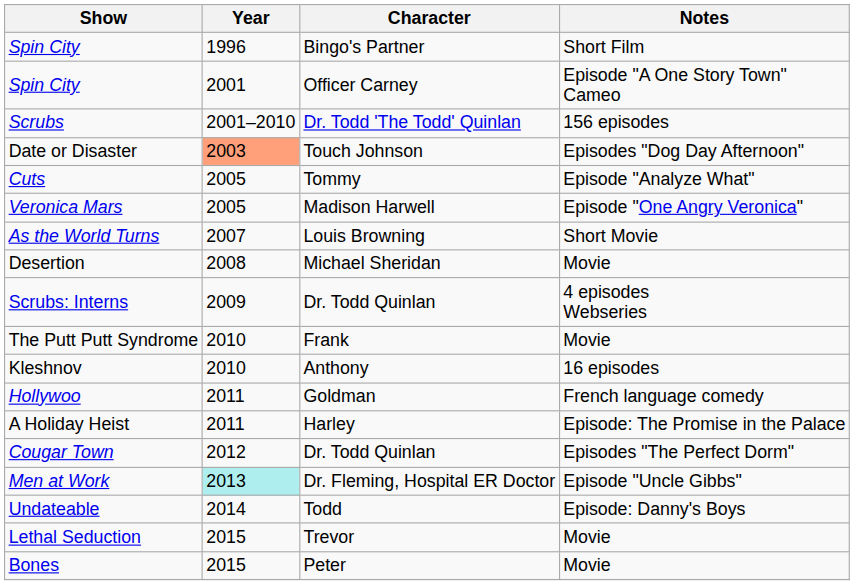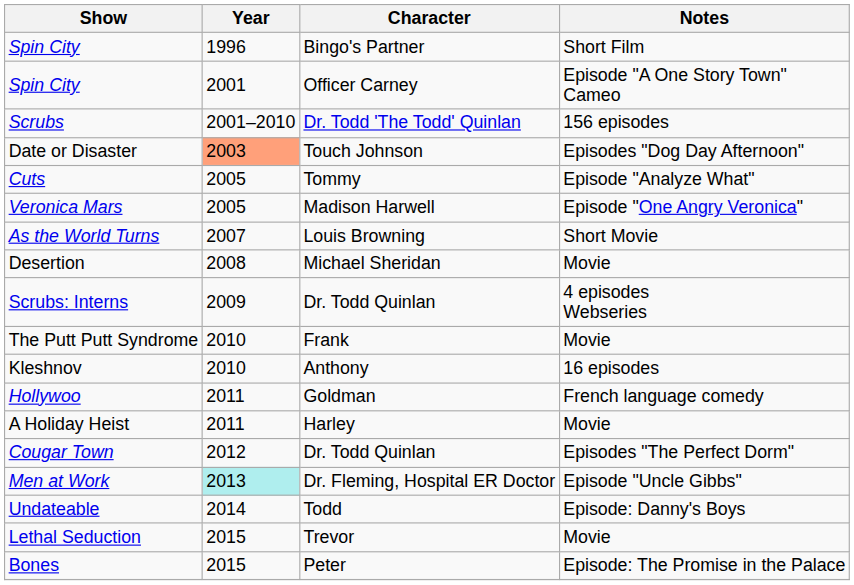(704, 424) Episode: The Promise in the Palace -> (587, 424) Movie
(587, 565) Movie -> (704, 565) Episode: The Promise in the Palace
